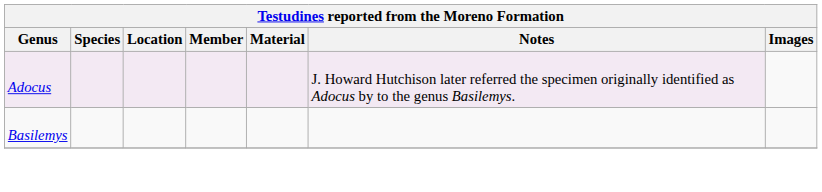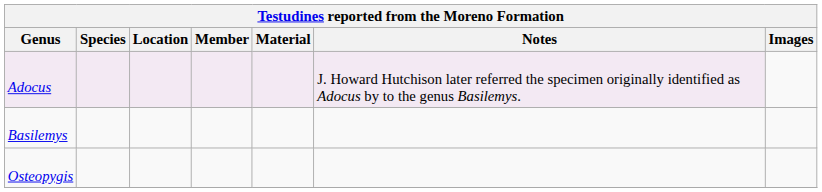+ row: (41, 175)
